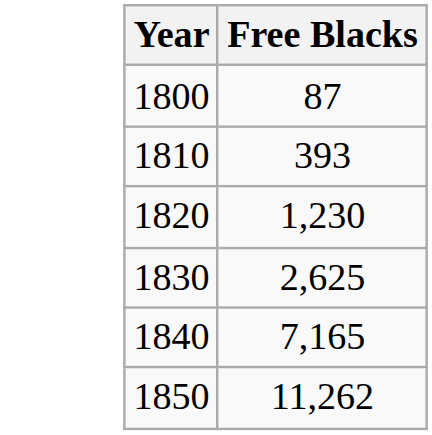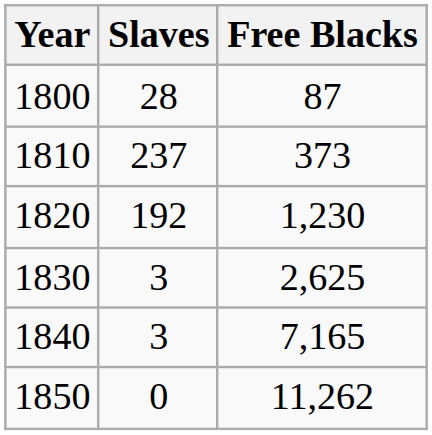+ column: (159, 34)
(322, 155) 393 -> (322, 155) 373
